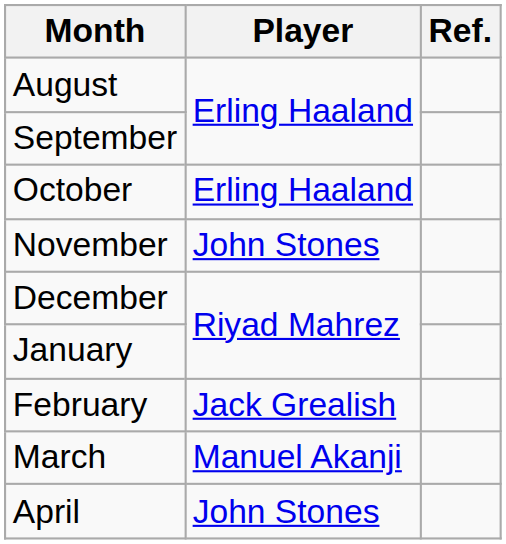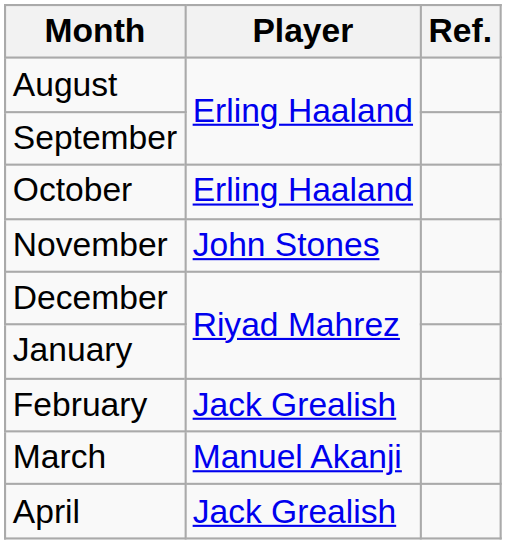(286, 510) John Stones -> (294, 510) Jack Grealish
